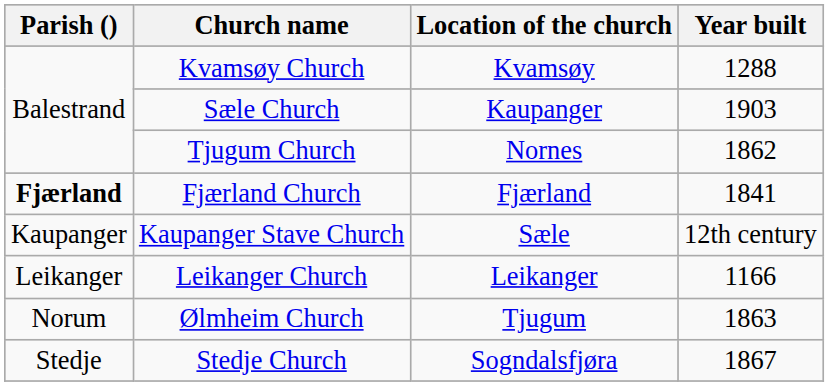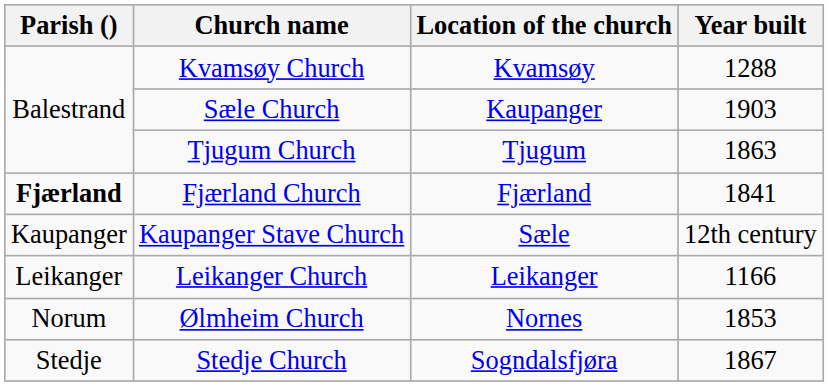(544, 151) Nornes -> (544, 151) Tjugum
(750, 151) 1862 -> (750, 151) 1863
(544, 318) Tjugum -> (544, 318) Nornes
(750, 318) 1863 -> (750, 318) 1853
